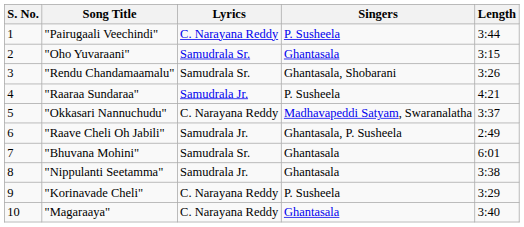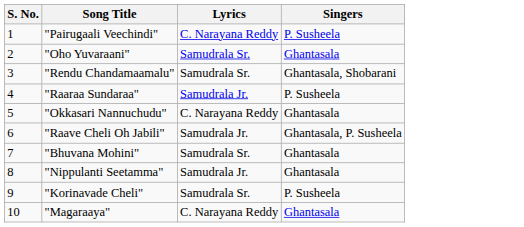- column: (497, 14)
(378, 113) Madhavapeddi Satyam, Swaranalatha -> (312, 113) Ghantasala
(229, 192) C. Narayana Reddy -> (215, 192) Samudrala Sr.
